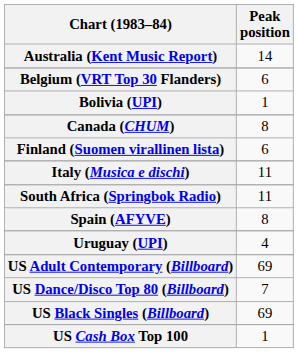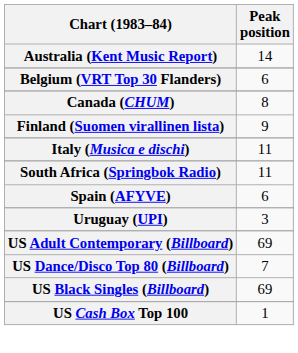- row: (121, 102)
(265, 149) 6 -> (265, 126) 9
(265, 219) 8 -> (265, 196) 6
(265, 242) 4 -> (265, 219) 3
